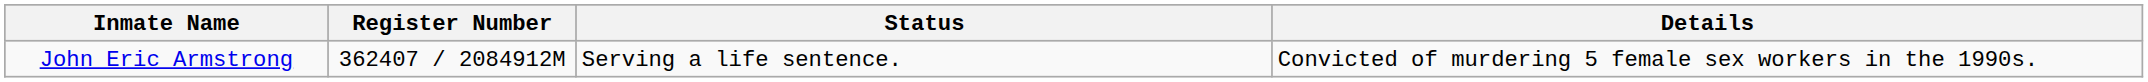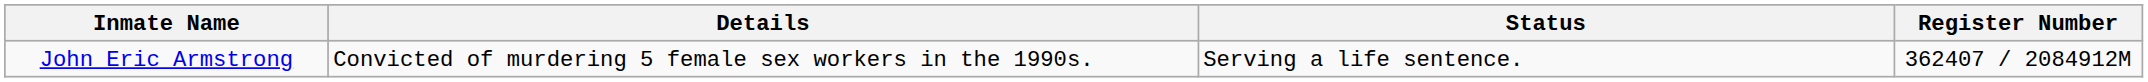columns swapped: (452, 23) <-> (1707, 23)
